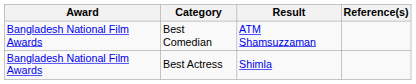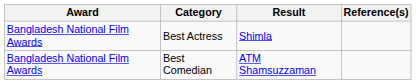rows swapped: (193, 65) <-> (187, 36)
